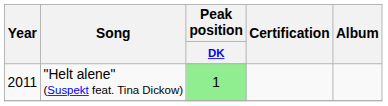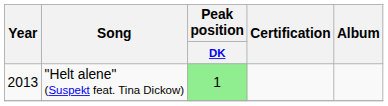(22, 82) 2011 -> (23, 82) 2013
